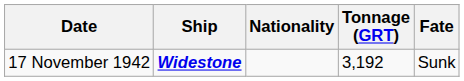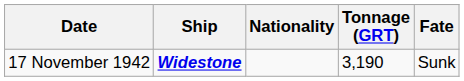(363, 62) 3,192 -> (363, 62) 3,190
